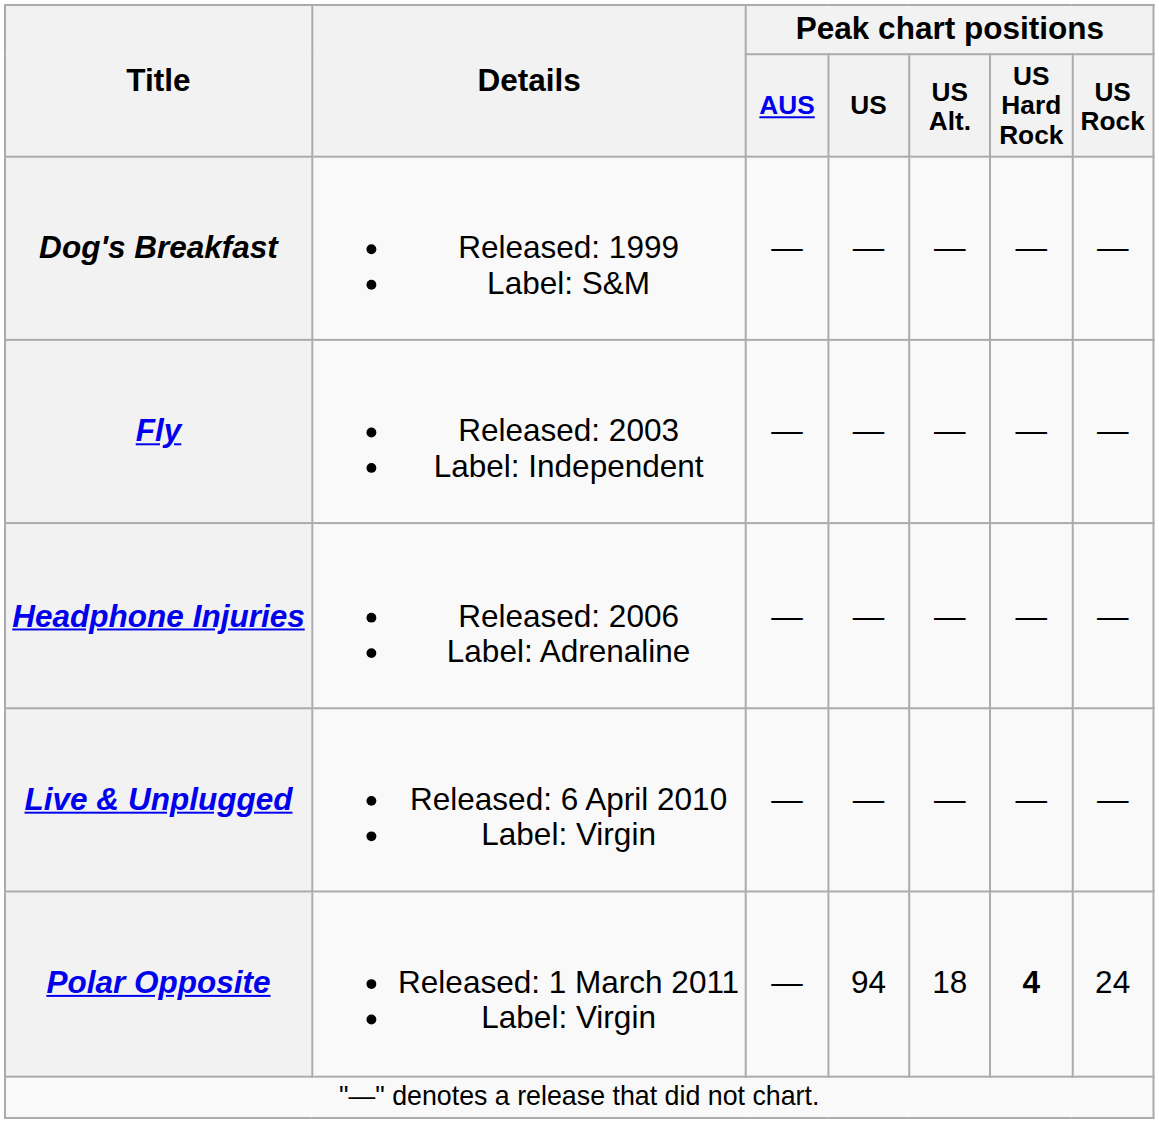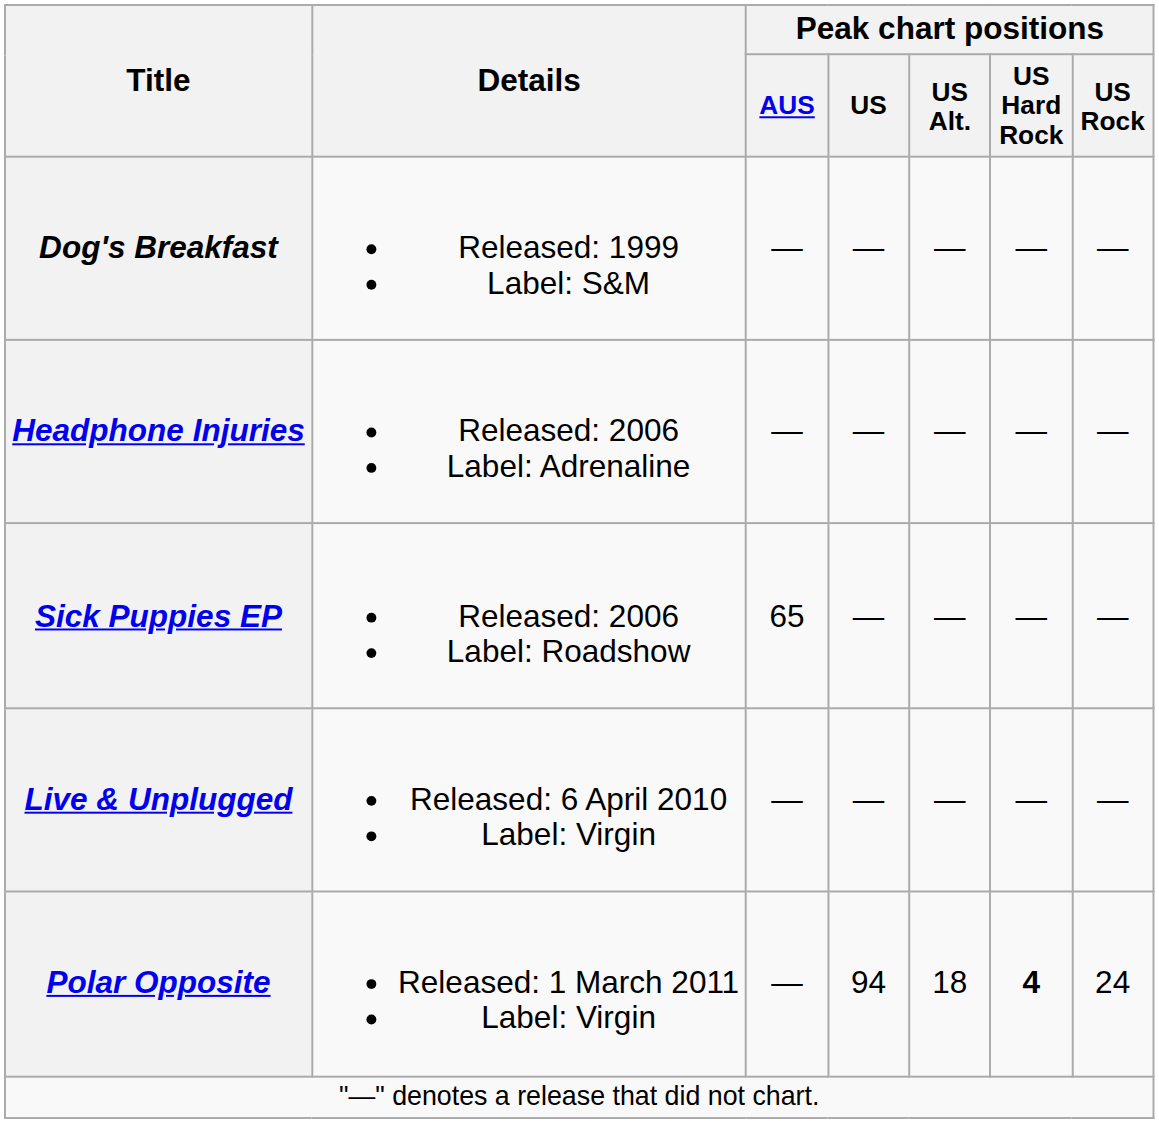- row: (158, 431)
+ row: (158, 615)
